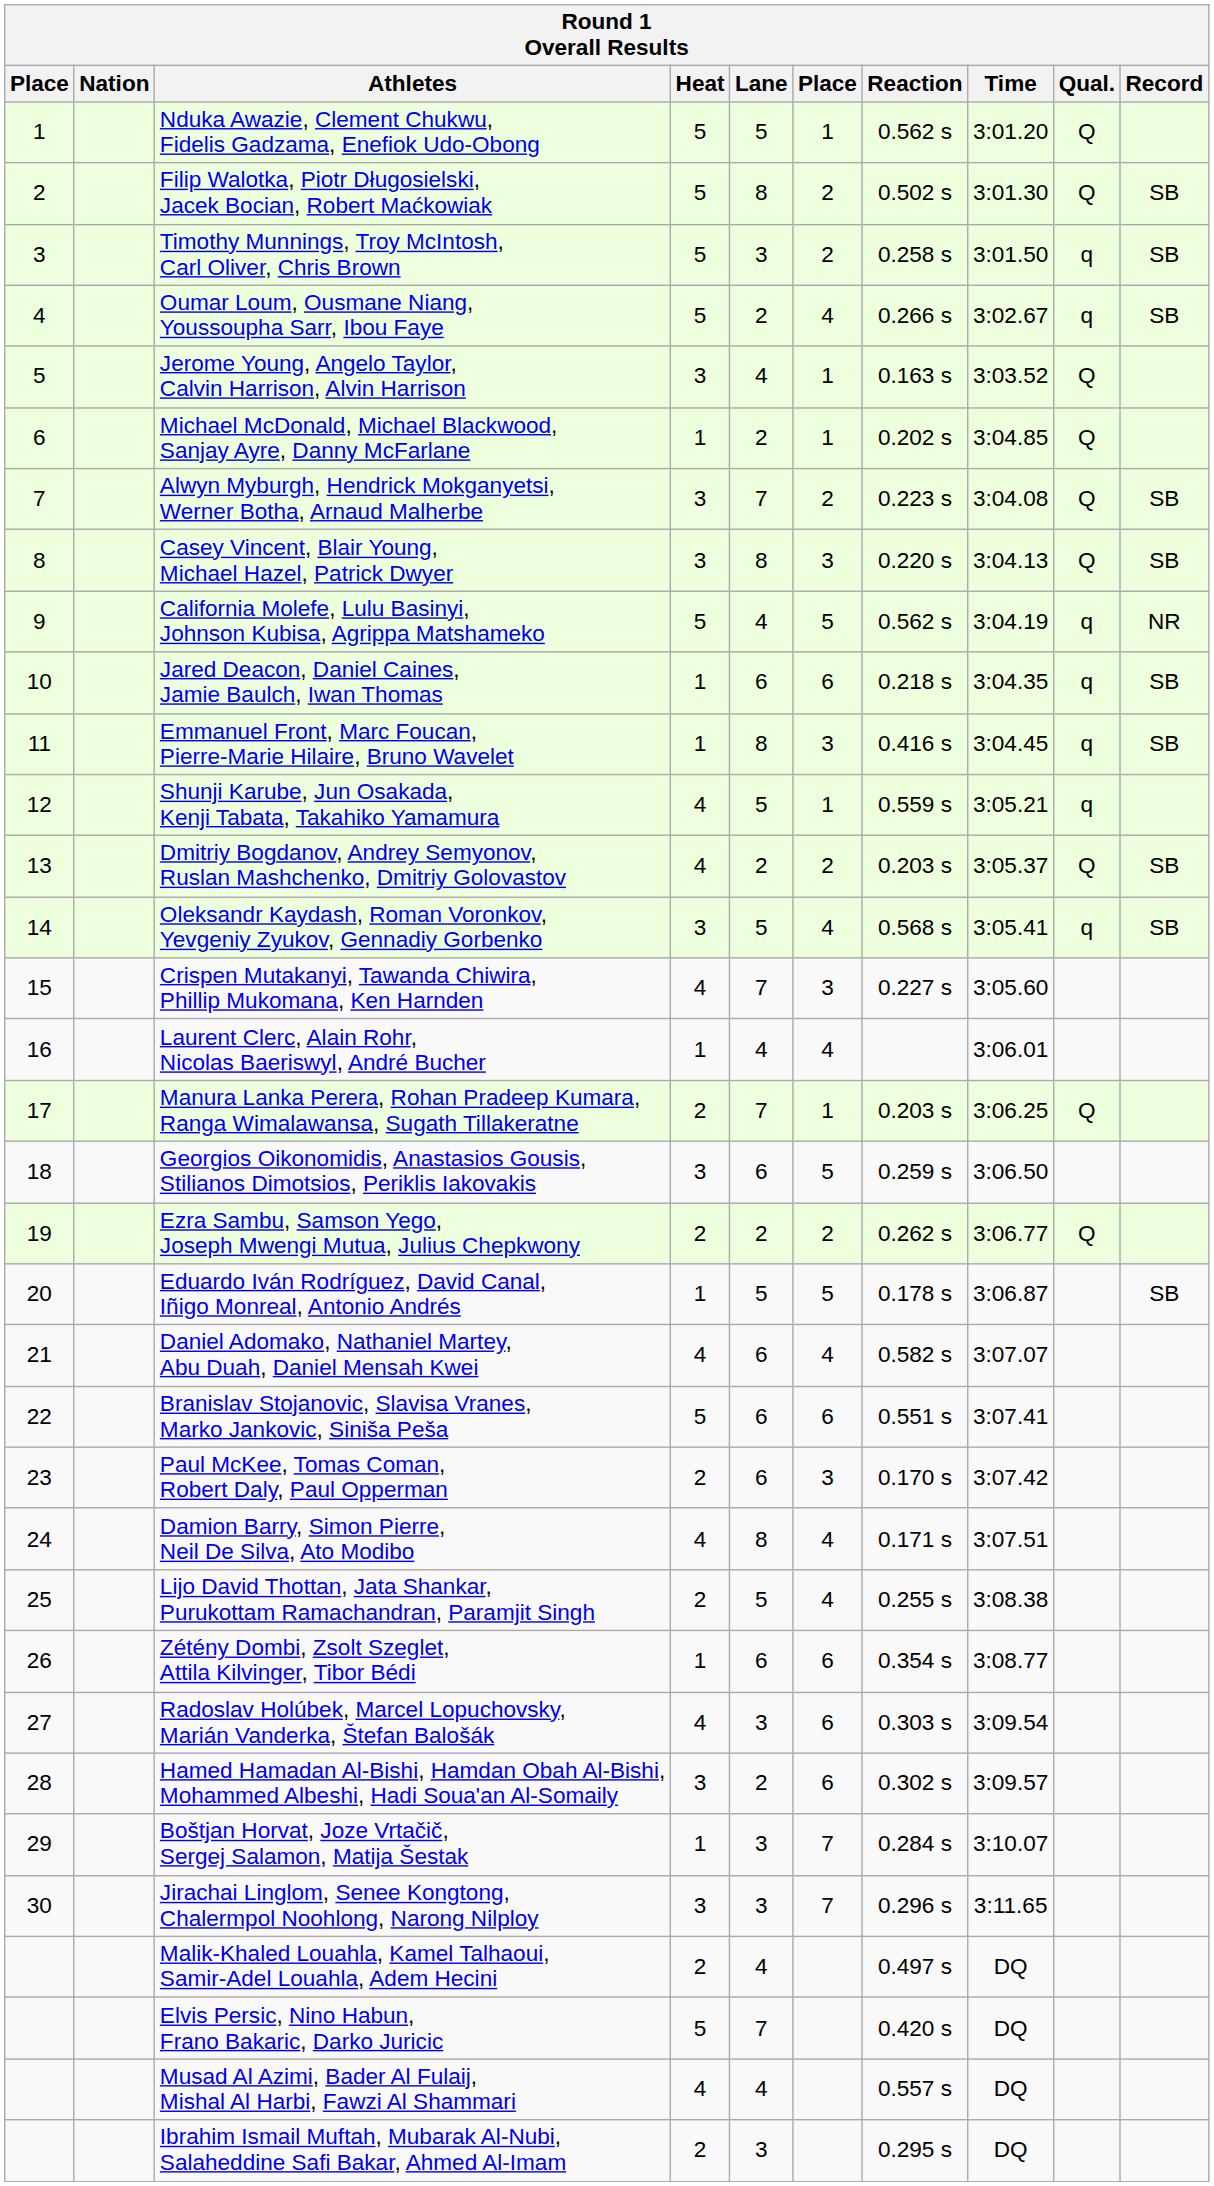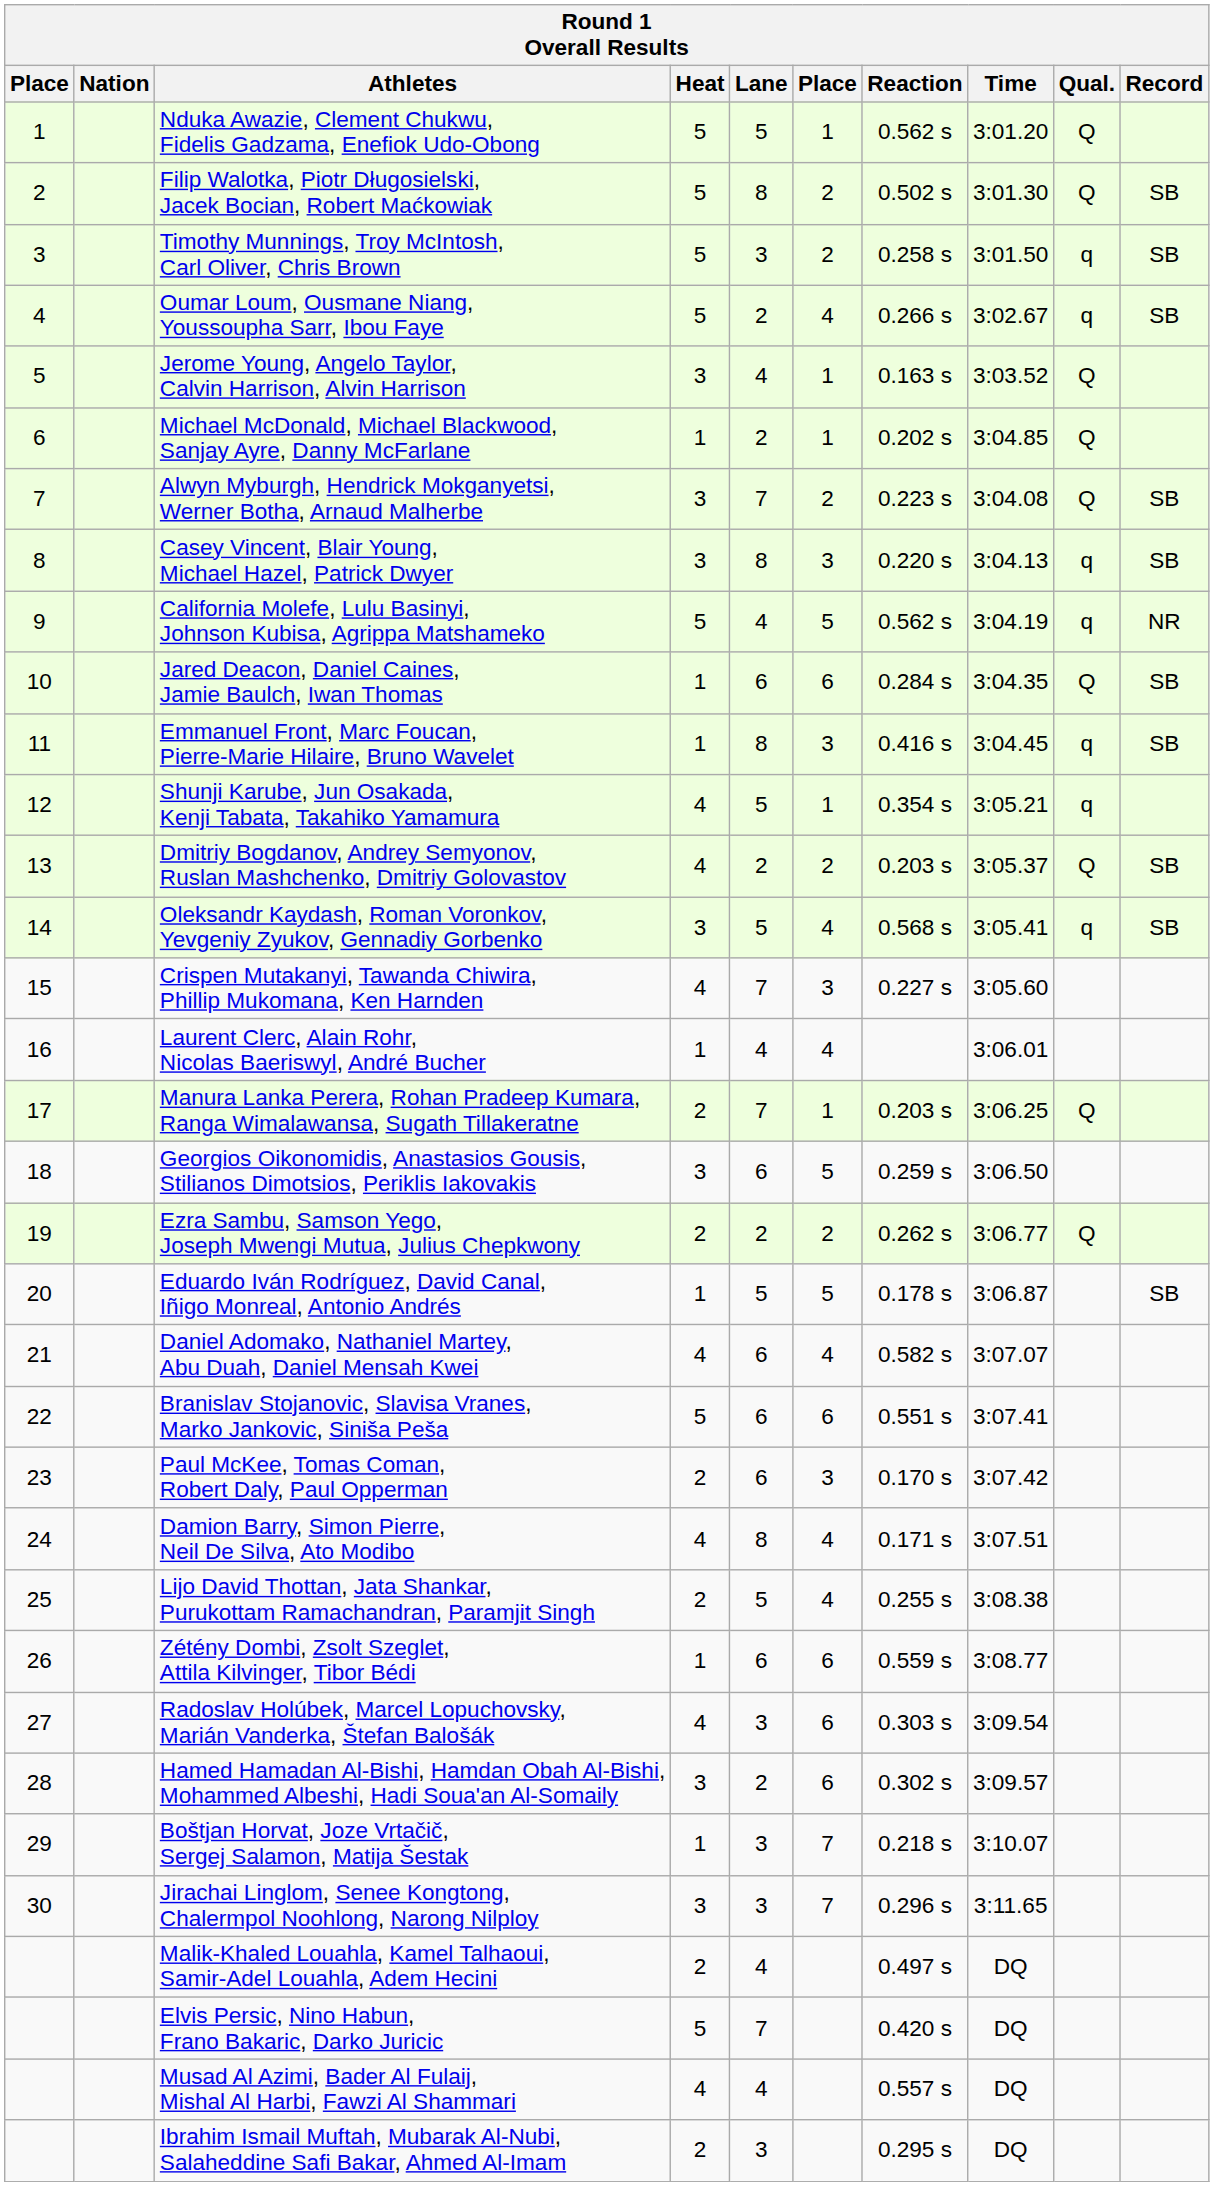(1087, 560) Q -> (1087, 560) q
(915, 682) 0.218 s -> (915, 682) 0.284 s
(1087, 682) q -> (1087, 682) Q
(915, 804) 0.559 s -> (915, 804) 0.354 s
(915, 1660) 0.354 s -> (915, 1660) 0.559 s
(915, 1844) 0.284 s -> (915, 1844) 0.218 s
